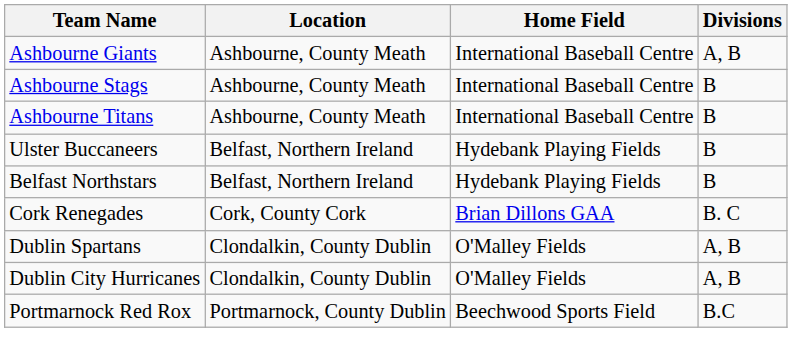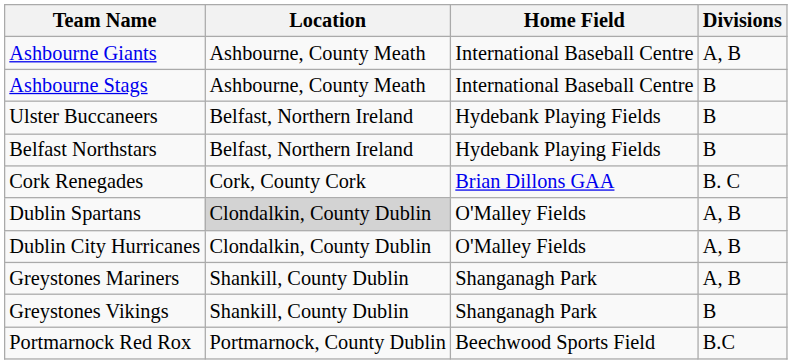- row: (81, 117)
(320, 246) no background -> (320, 213) lightgrey background
+ row: (94, 278)
+ row: (89, 310)
